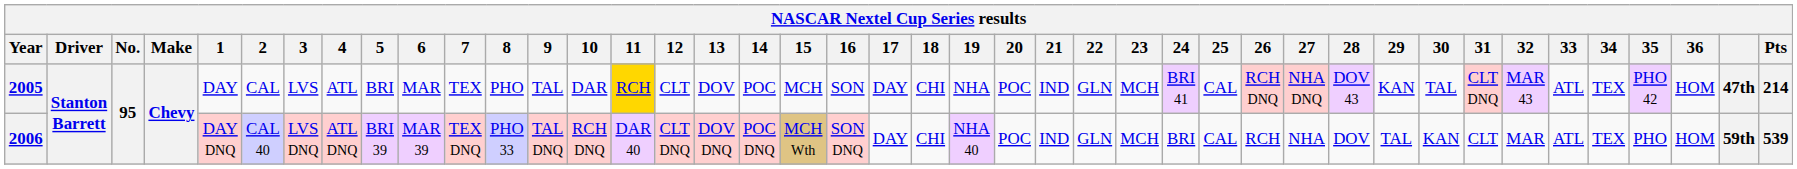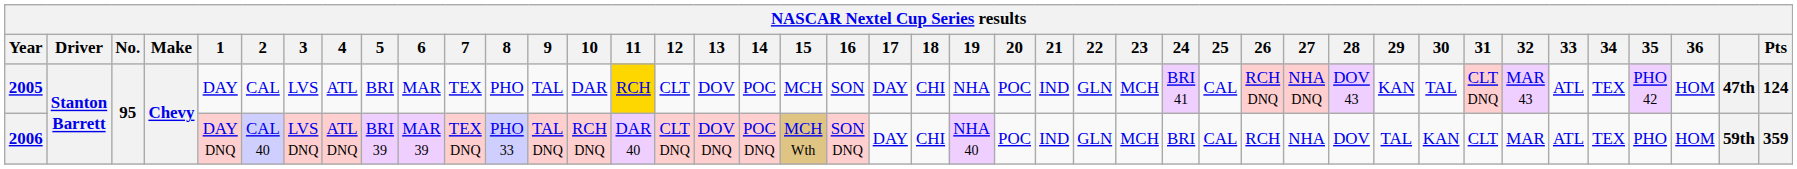(1776, 88) 214 -> (1776, 88) 124
(1776, 138) 539 -> (1776, 138) 359
